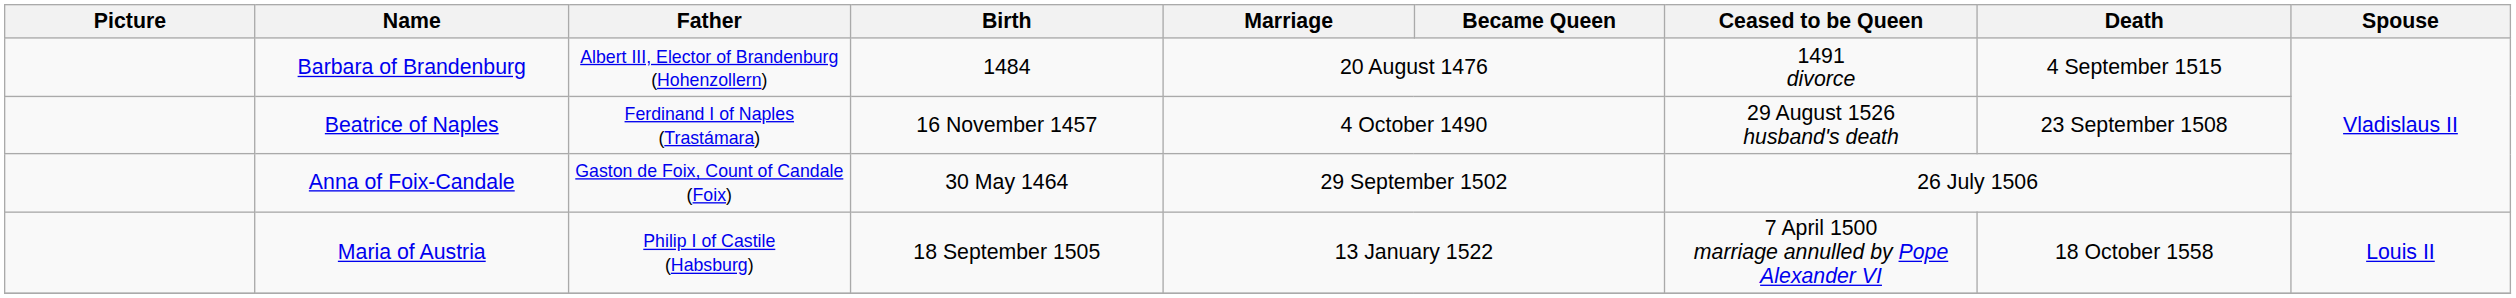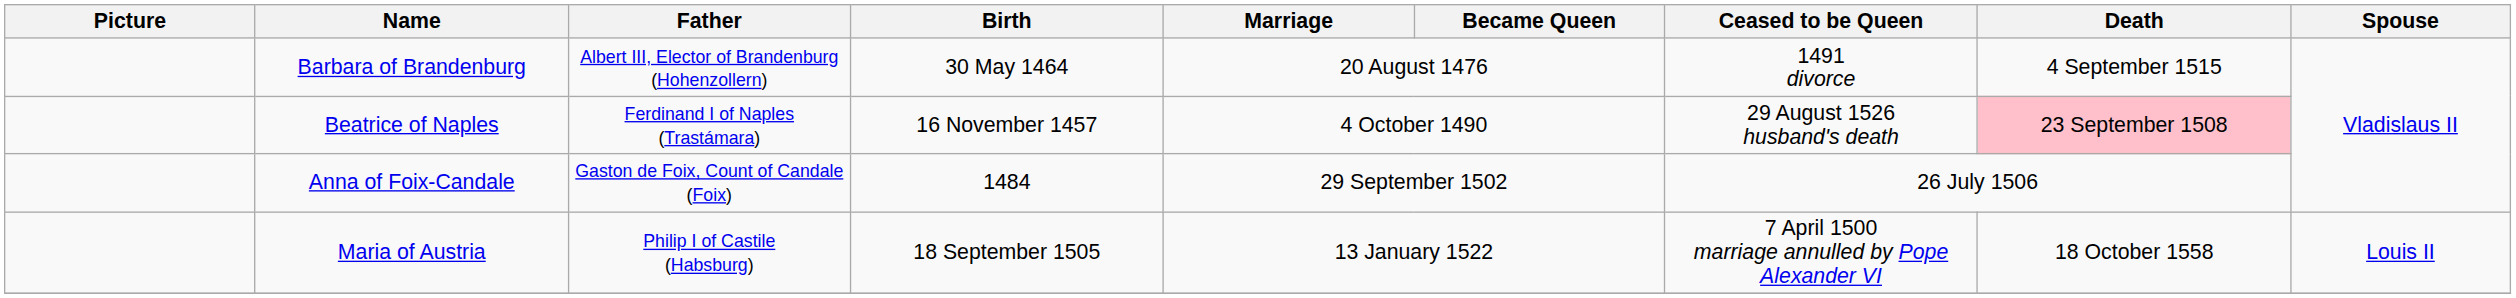(1007, 67) 1484 -> (1007, 67) 30 May 1464
(2134, 124) no background -> (2134, 124) pink background
(1007, 182) 30 May 1464 -> (1007, 182) 1484
